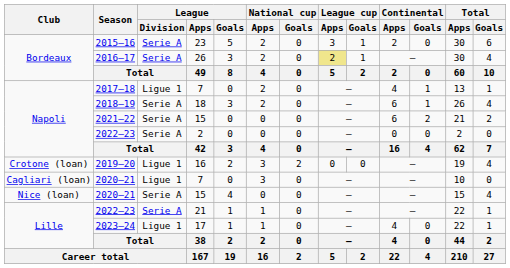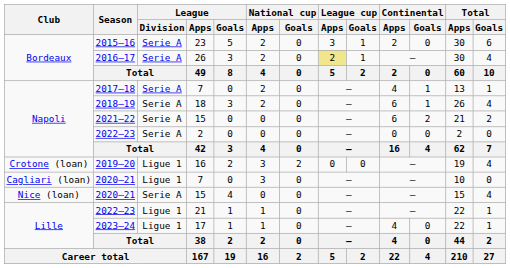(162, 88) Ligue 1 -> (162, 88) Serie A
(162, 210) Serie A -> (162, 210) Ligue 1
